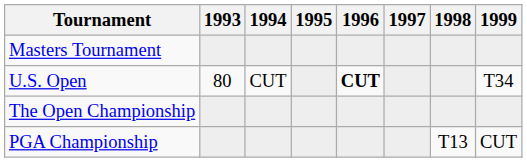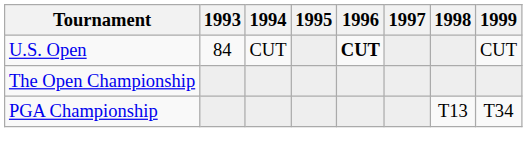- row: (85, 50)
(222, 81) 80 -> (222, 50) 84
(498, 81) T34 -> (498, 50) CUT
(498, 142) CUT -> (498, 111) T34
